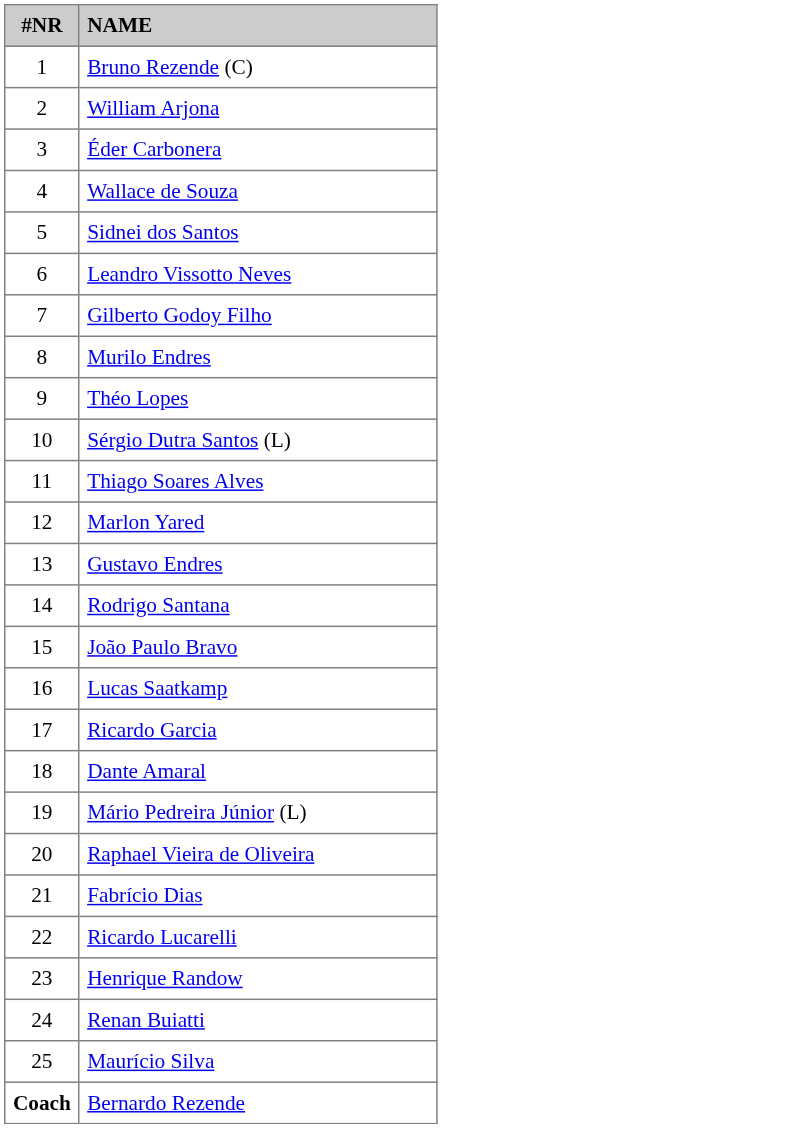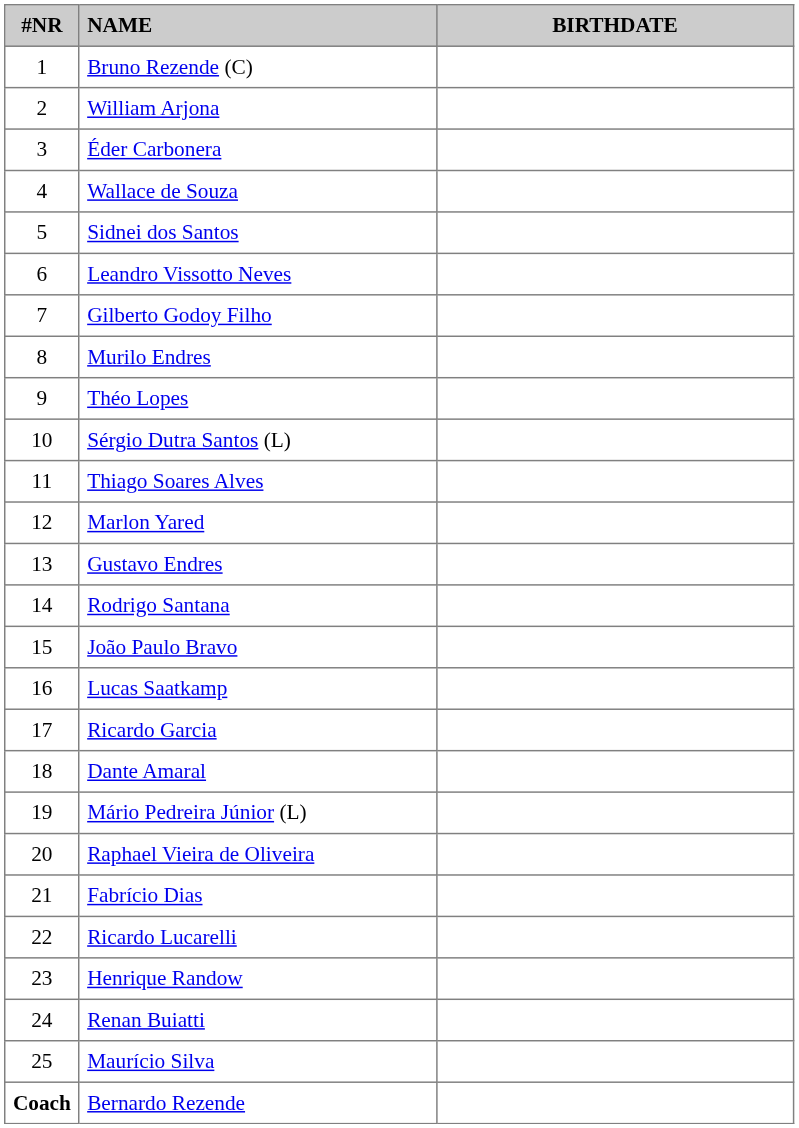+ column: (615, 25)
